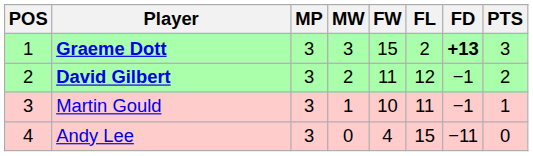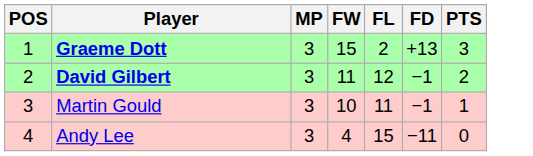- column: (348, 19)
(463, 48) bold -> (422, 48) normal
